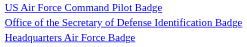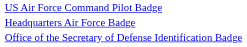rows swapped: (123, 22) <-> (70, 37)
